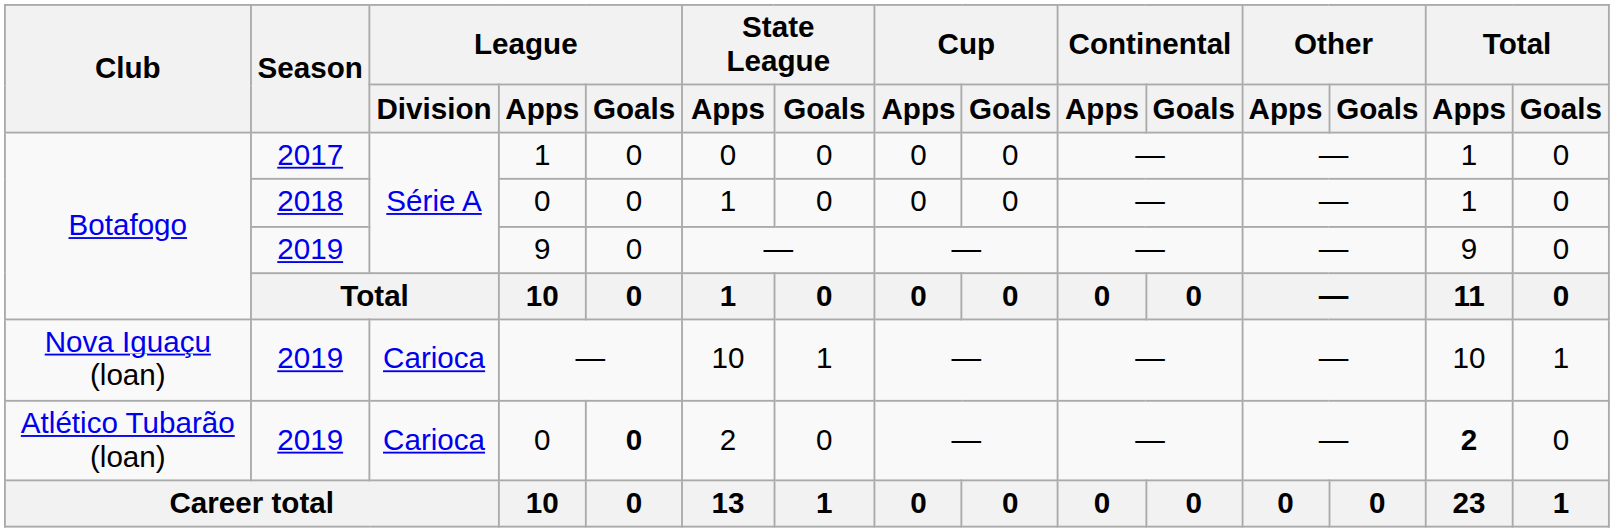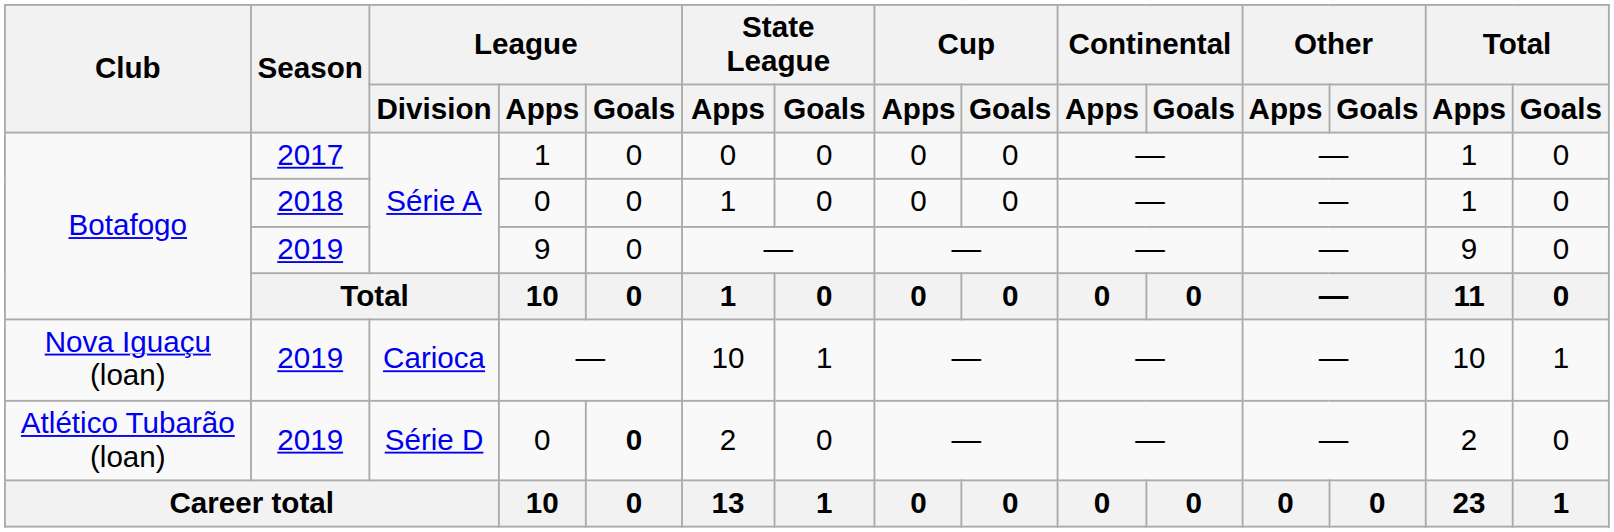(434, 439) Carioca -> (434, 439) Série D
(1469, 439) bold -> (1469, 439) normal
